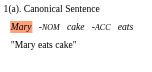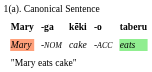+ row: (47, 27)
(125, 27) no background -> (128, 45) lightgreen background
